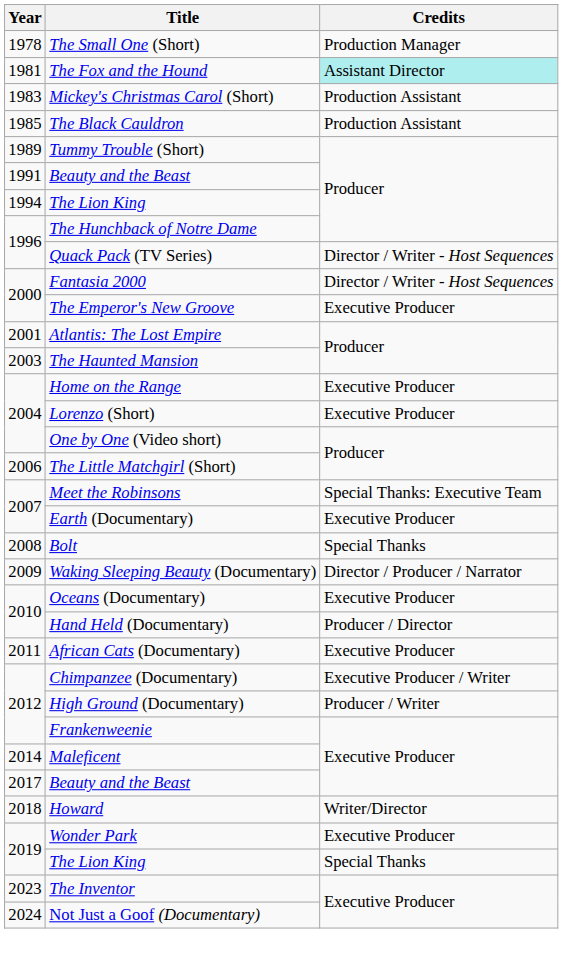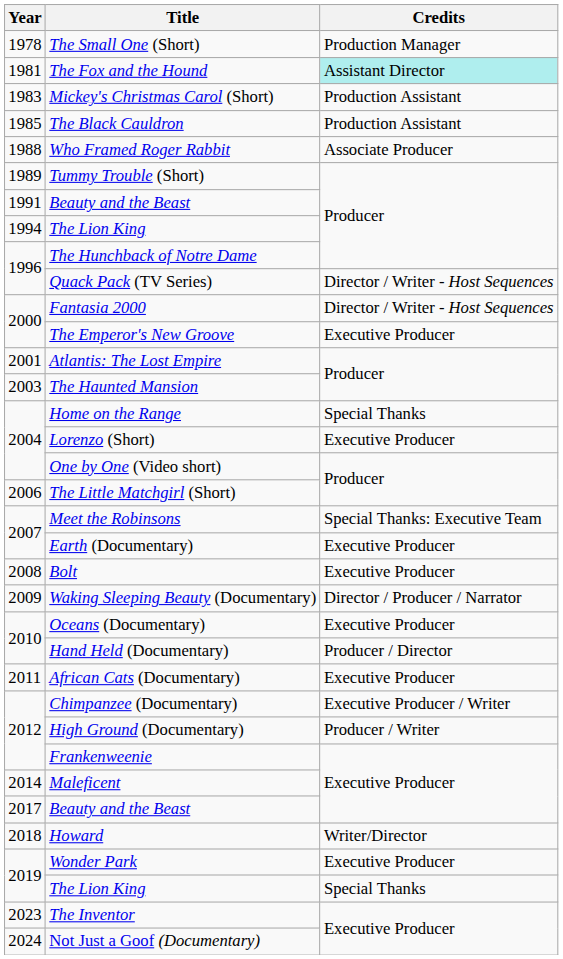+ row: (25, 149)
(389, 387) Executive Producer -> (375, 413) Special Thanks
(375, 545) Special Thanks -> (389, 571) Executive Producer
